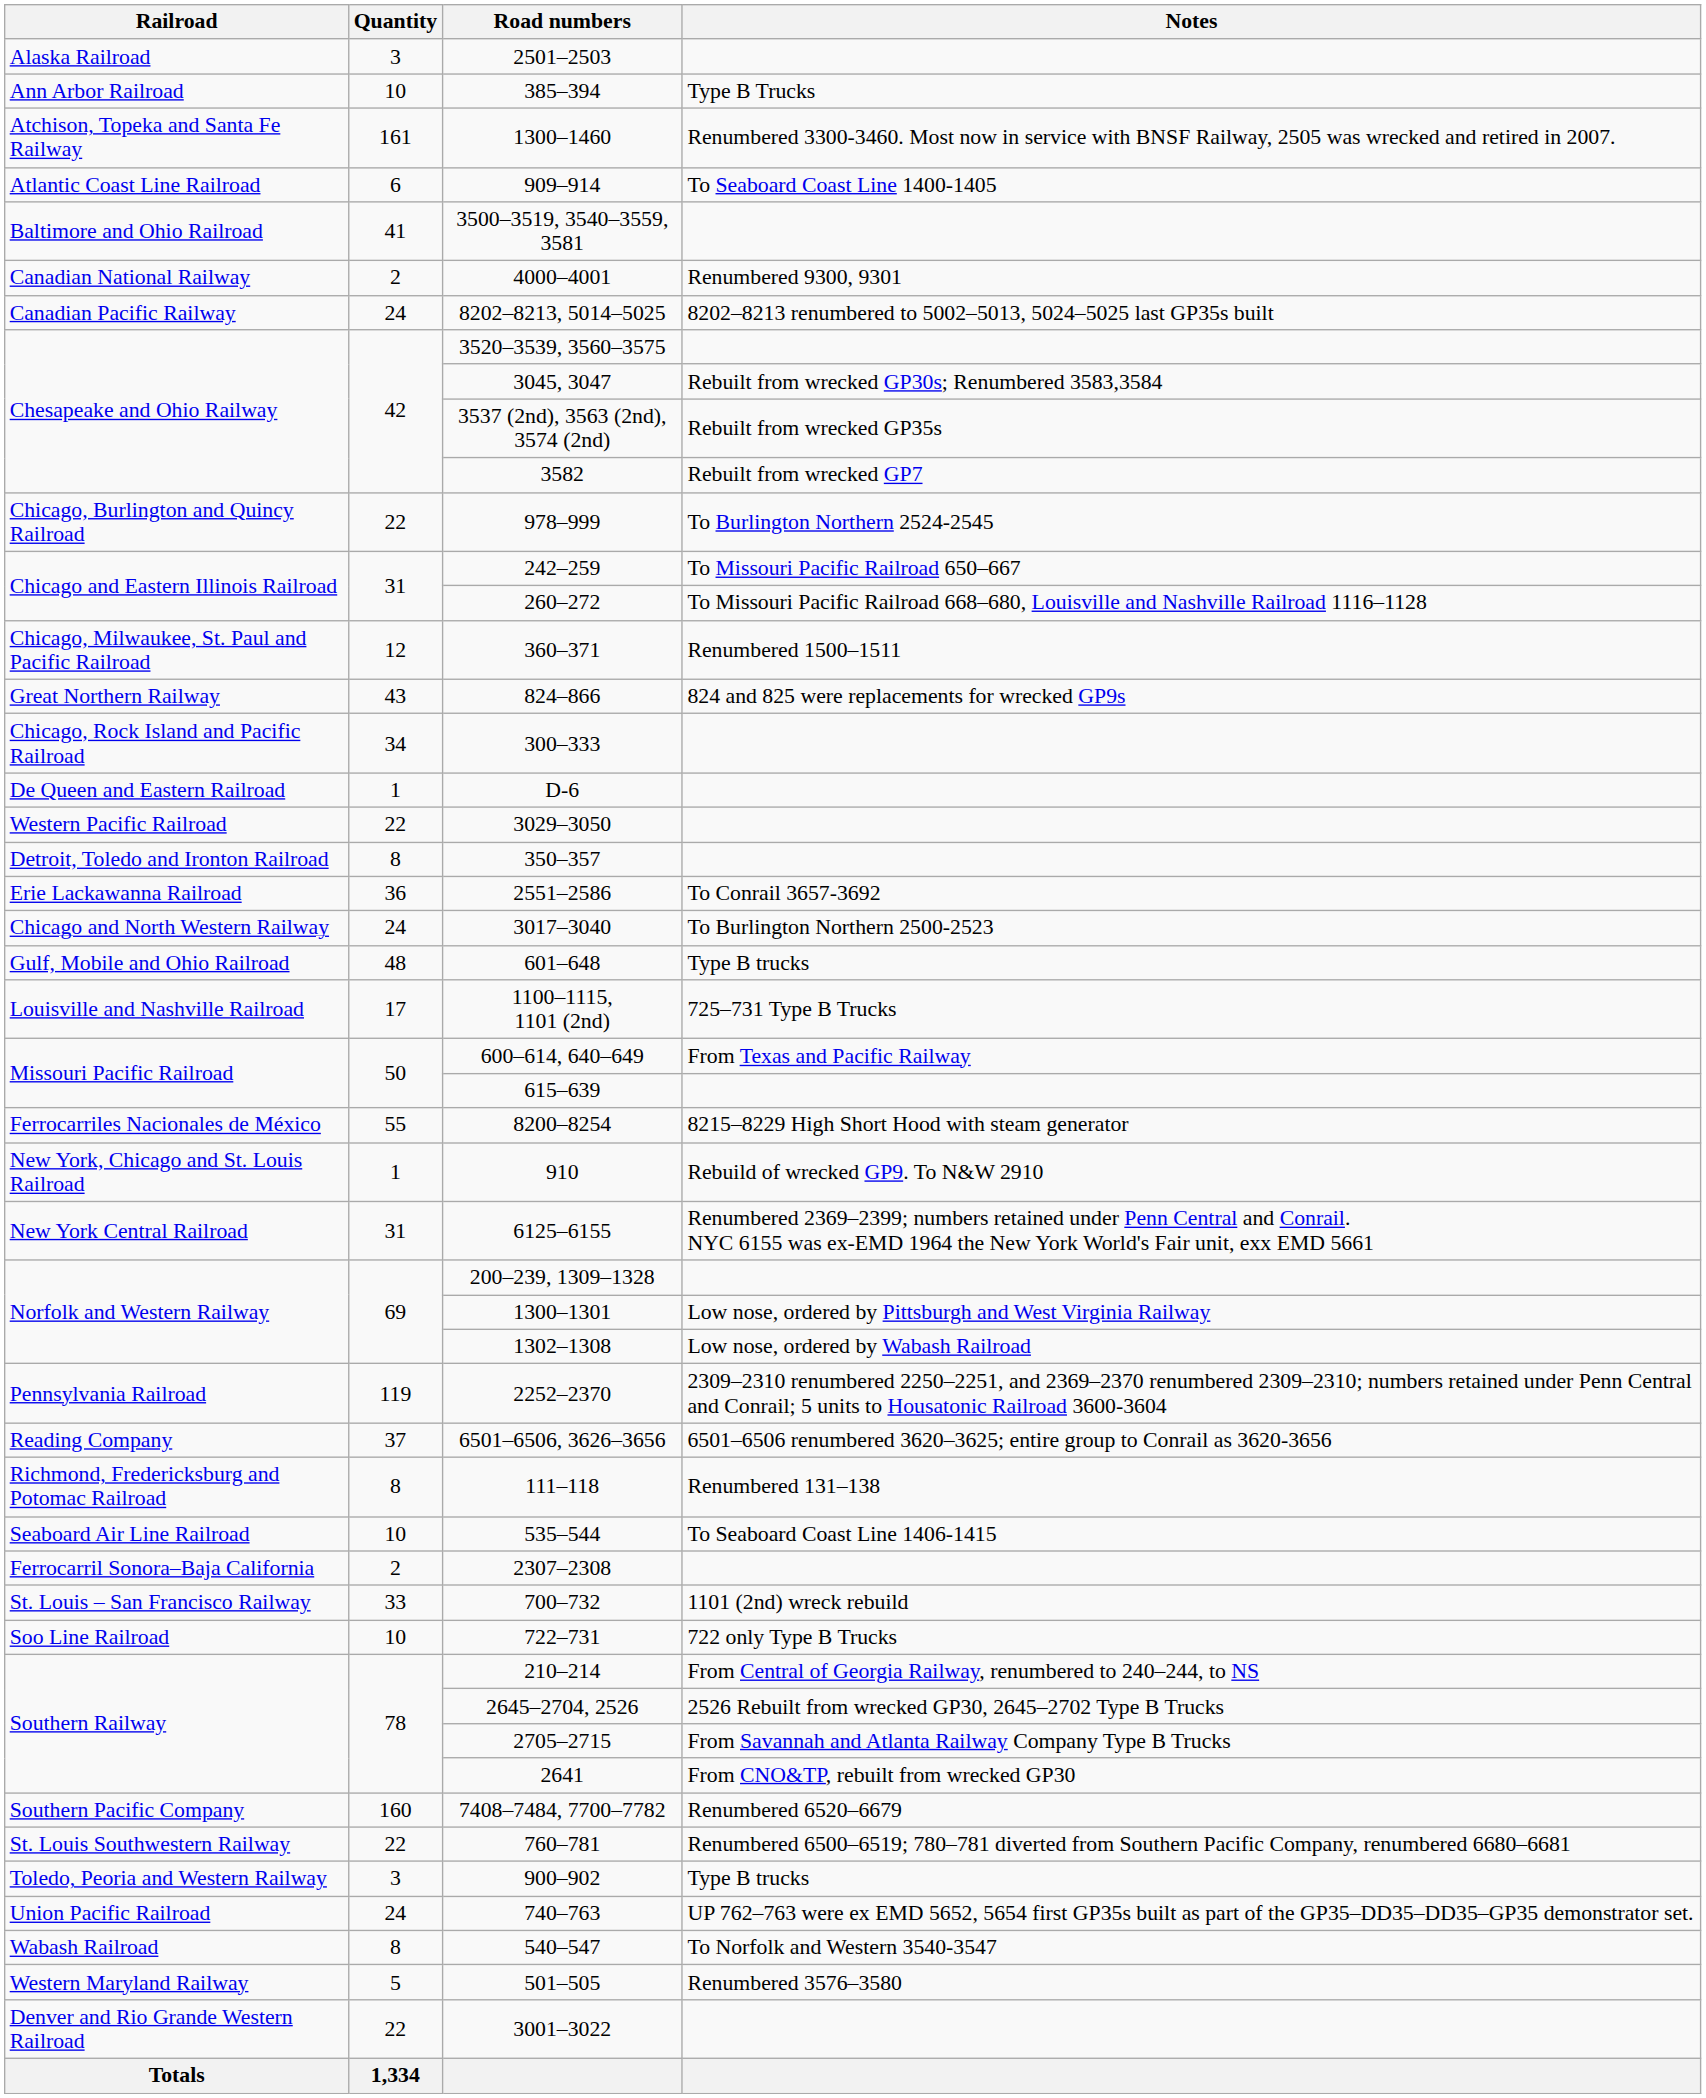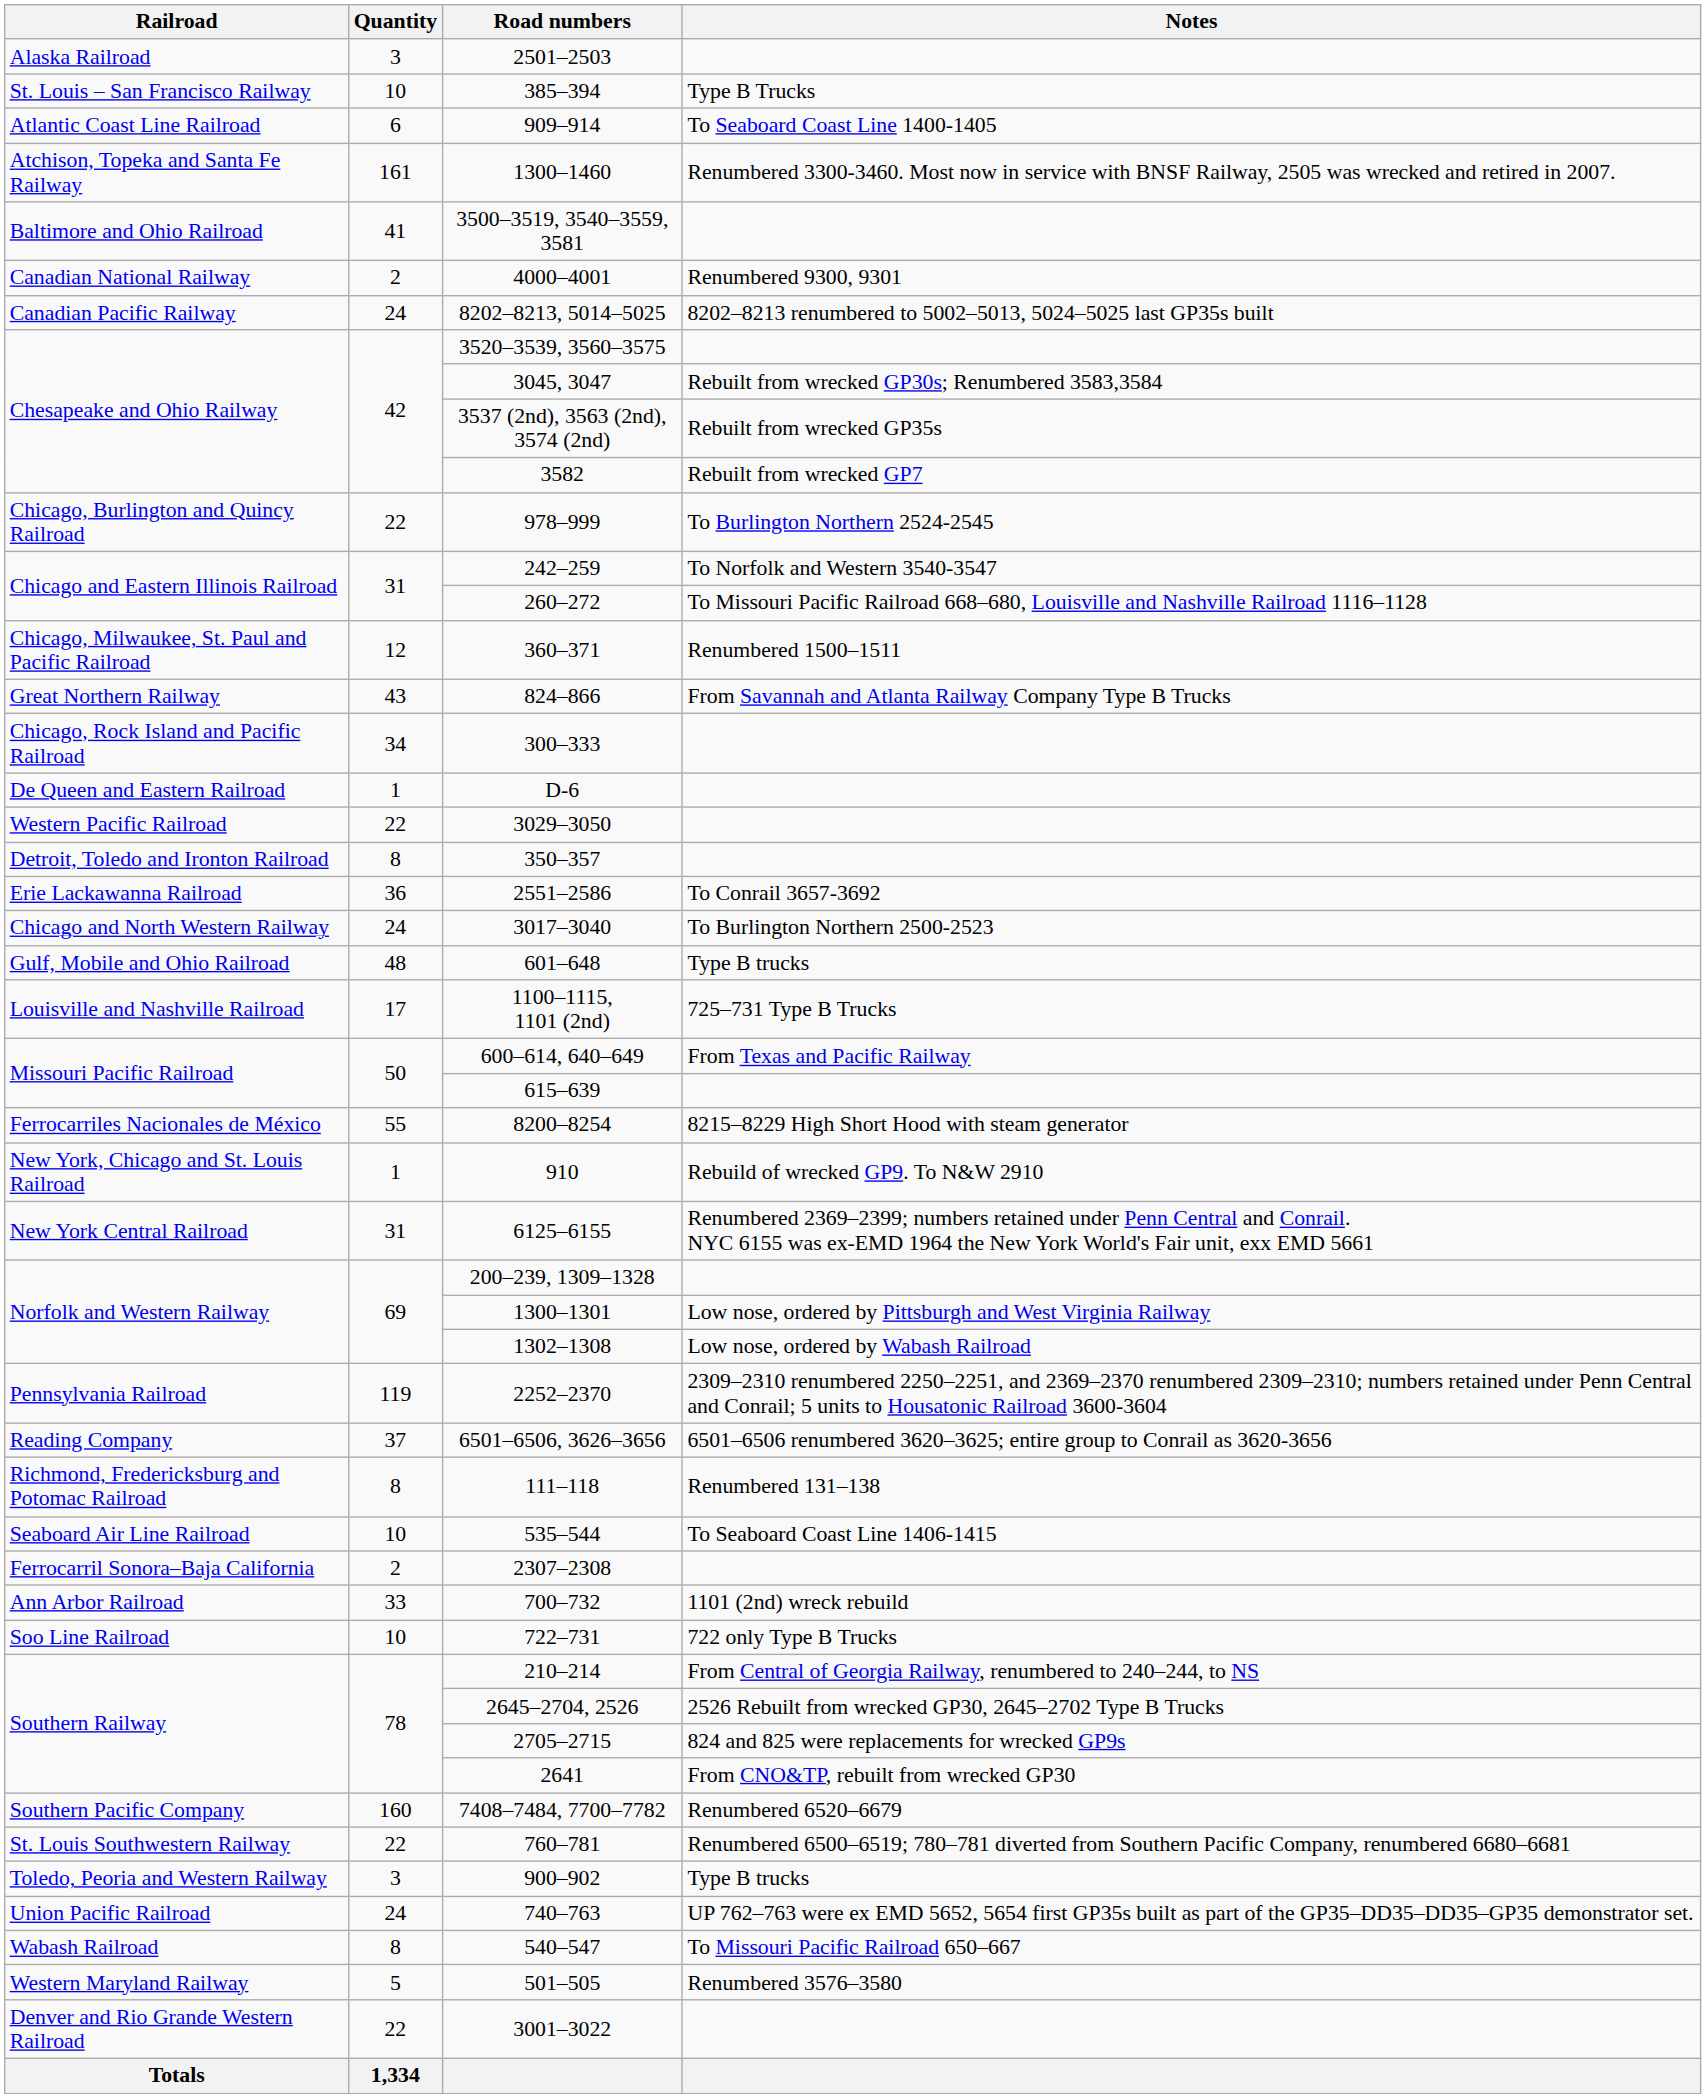(97, 90) Ann Arbor Railroad -> (160, 90) St. Louis – San Francisco Railway
rows swapped: (562, 137) <-> (562, 184)
(854, 568) To Missouri Pacific Railroad 650–667 -> (842, 568) To Norfolk and Western 3540-3547
(906, 696) 824 and 825 were replacements for wrecked GP9s -> (959, 696) From Savannah and Atlanta Railway Company Type B Trucks
(160, 1602) St. Louis – San Francisco Railway -> (97, 1602) Ann Arbor Railroad
(959, 1740) From Savannah and Atlanta Railway Company Type B Trucks -> (906, 1740) 824 and 825 were replacements for wrecked GP9s
(842, 1947) To Norfolk and Western 3540-3547 -> (854, 1947) To Missouri Pacific Railroad 650–667
